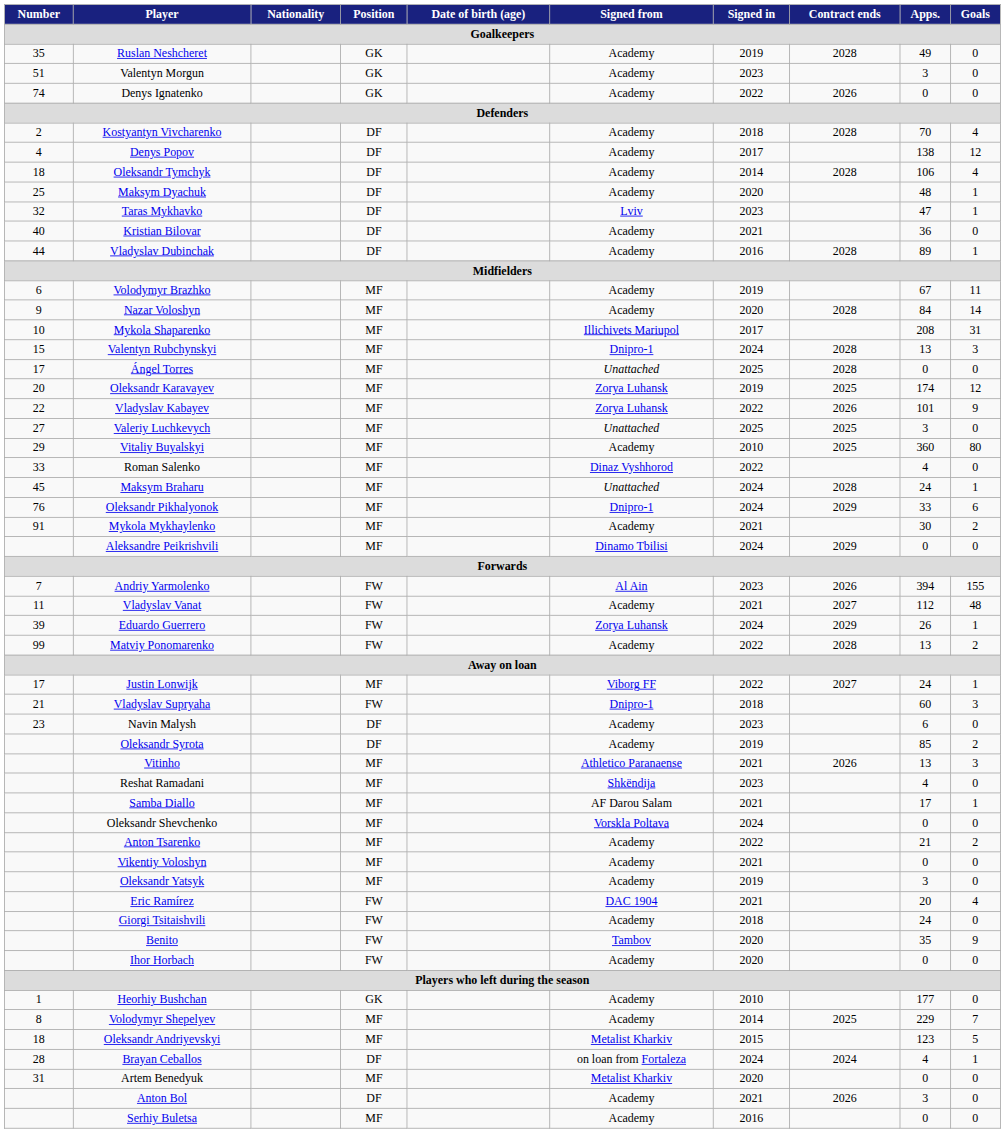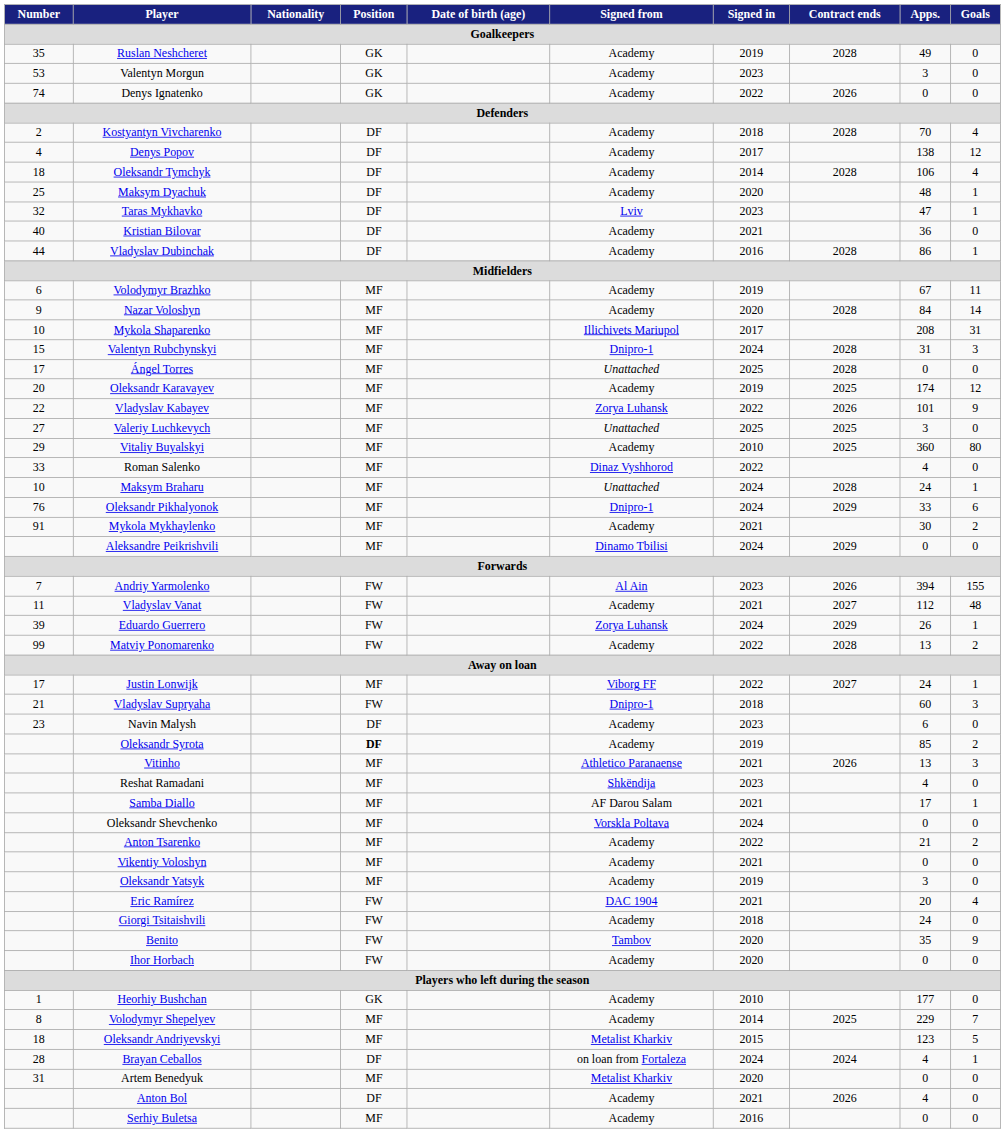(39, 73) 51 -> (39, 73) 53
(925, 251) 89 -> (925, 251) 86
(925, 349) 13 -> (925, 349) 31
(631, 389) Zorya Luhansk -> (631, 389) Academy
(39, 487) 45 -> (39, 487) 10
(374, 744) normal -> (374, 744) bold
(925, 1098) 3 -> (925, 1098) 4
